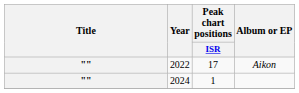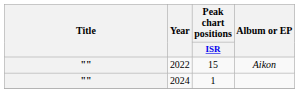(213, 65) 17 -> (213, 65) 15
